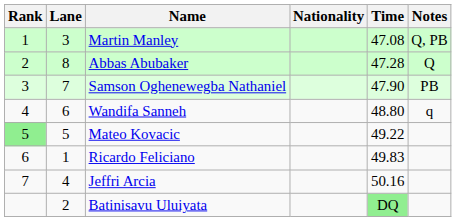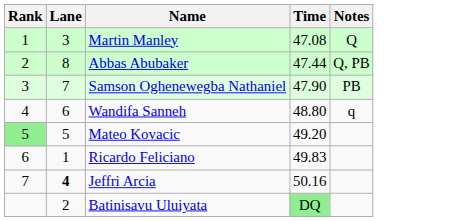- column: (329, 16)
(429, 39) Q, PB -> (352, 39) Q
(388, 63) 47.28 -> (310, 63) 47.44
(429, 63) Q -> (352, 63) Q, PB
(388, 134) 49.22 -> (310, 134) 49.20
(66, 181) normal -> (66, 181) bold
